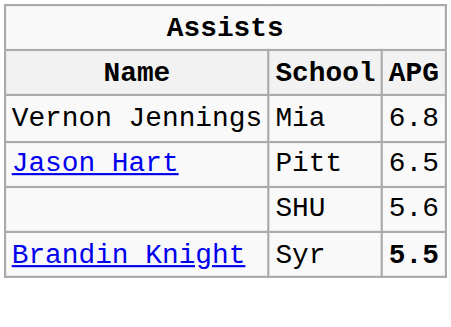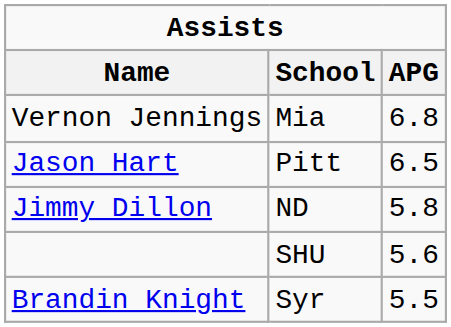+ row: (112, 209)
(414, 254) bold -> (414, 300) normal
